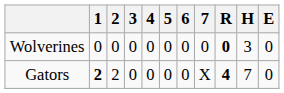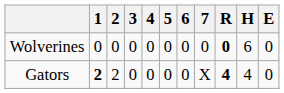(248, 46) 3 -> (248, 46) 6
(248, 74) 7 -> (248, 74) 4
